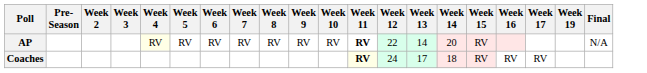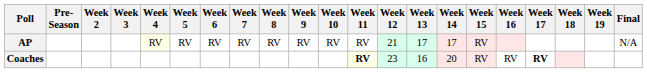+ column: (570, 19)
(363, 42) bold -> (363, 42) normal
(392, 42) 22 -> (392, 42) 21
(422, 42) 14 -> (422, 42) 17
(452, 42) 20 -> (452, 42) 17
(392, 59) 24 -> (392, 59) 23
(422, 59) 17 -> (422, 59) 16
(452, 59) 18 -> (452, 59) 20
(540, 59) normal -> (540, 59) bold
